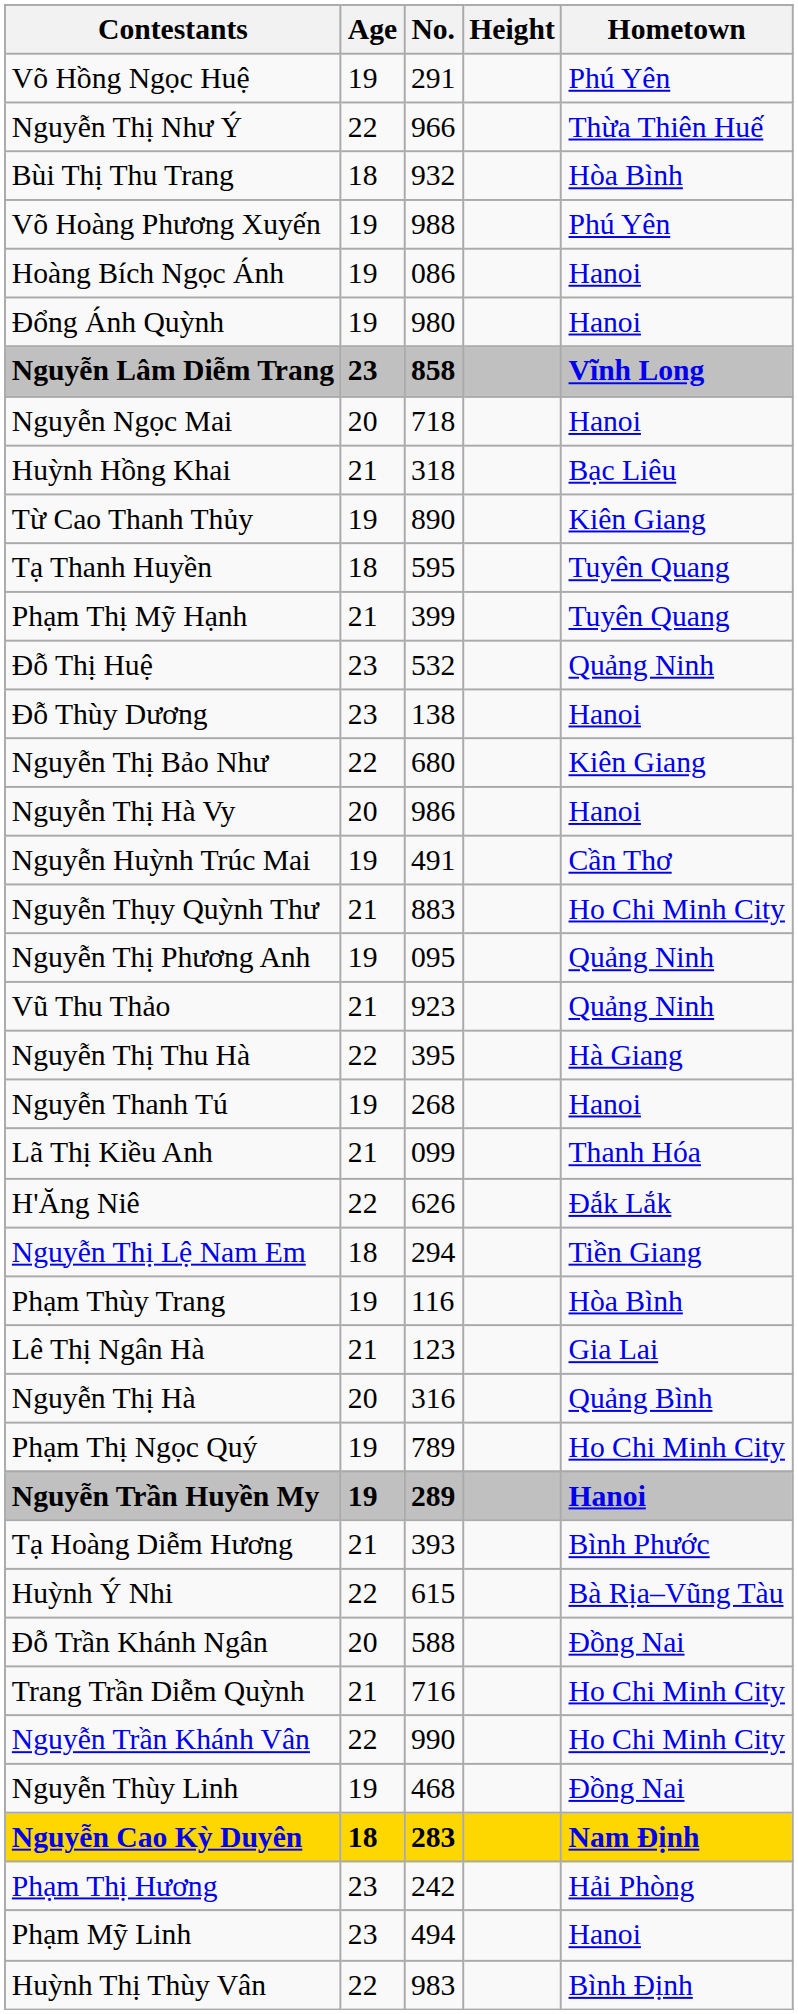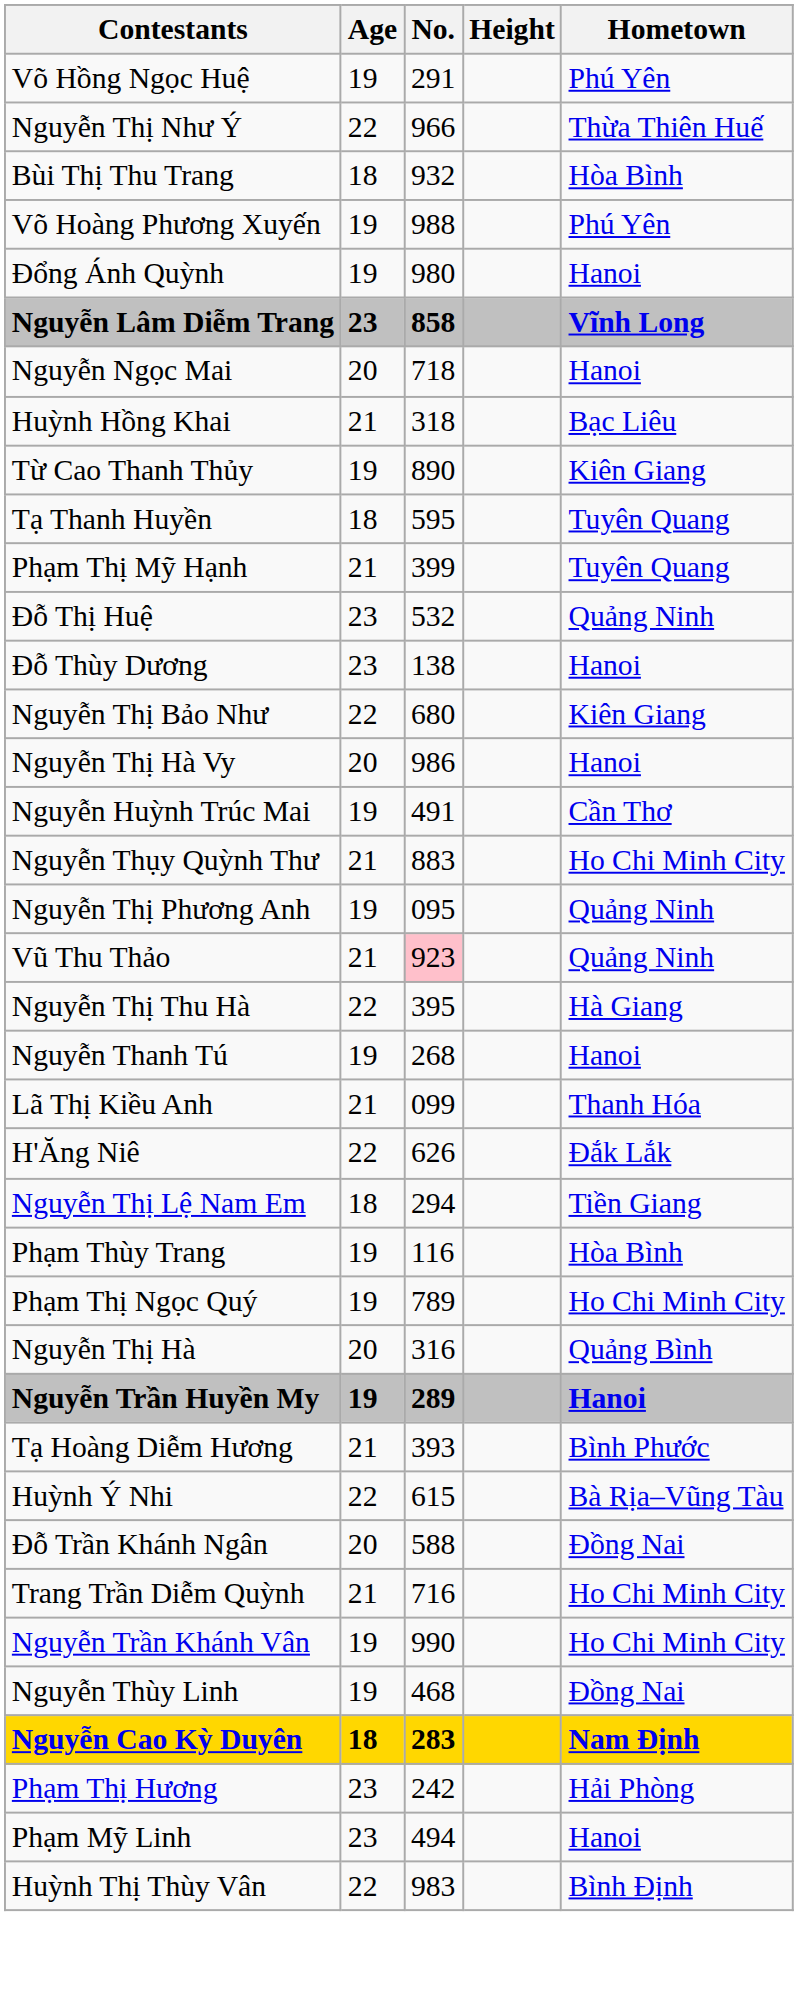- row: (148, 273)
(433, 1006) no background -> (433, 957) pink background
- row: (108, 1348)
rows swapped: (104, 1397) <-> (135, 1446)
(363, 1739) 22 -> (363, 1641) 19
